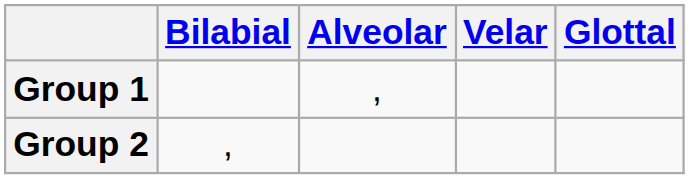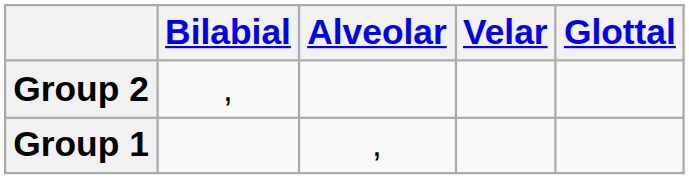rows swapped: (81, 88) <-> (81, 144)
